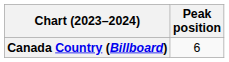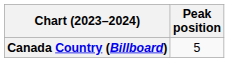(197, 47) 6 -> (197, 47) 5
